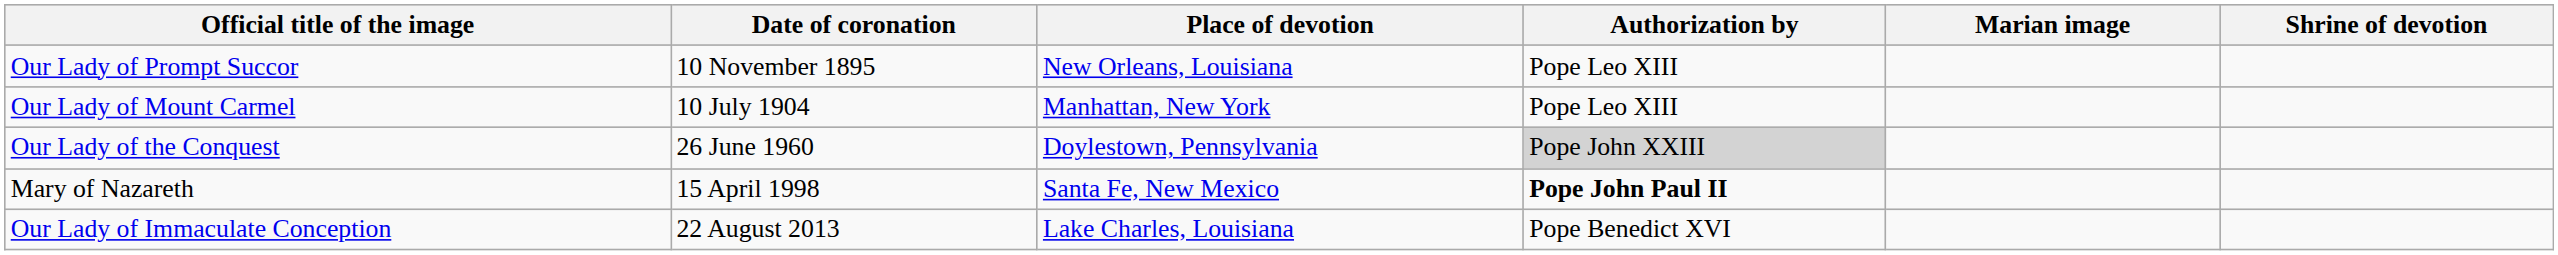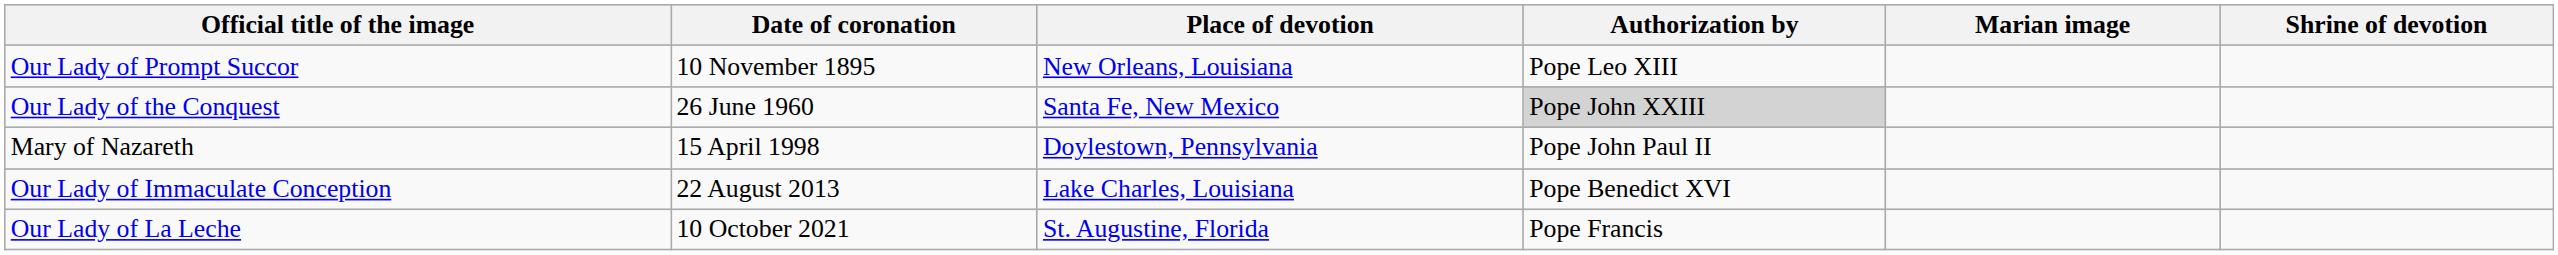- row: (153, 106)
(1180, 147) Doylestown, Pennsylvania -> (1161, 106) Santa Fe, New Mexico
(1161, 188) Santa Fe, New Mexico -> (1180, 147) Doylestown, Pennsylvania
(1628, 188) bold -> (1620, 147) normal
+ row: (126, 229)
